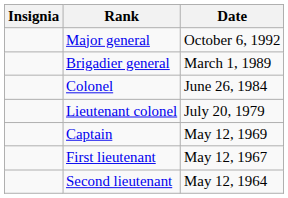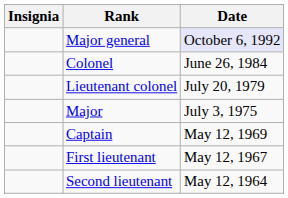(232, 39) no background -> (232, 39) lavender background
- row: (118, 63)
+ row: (84, 110)
